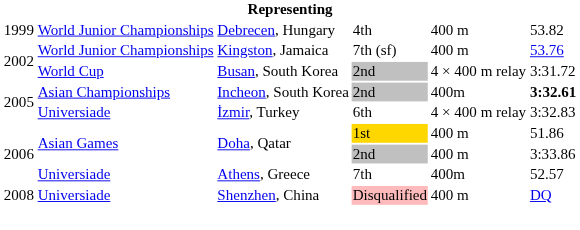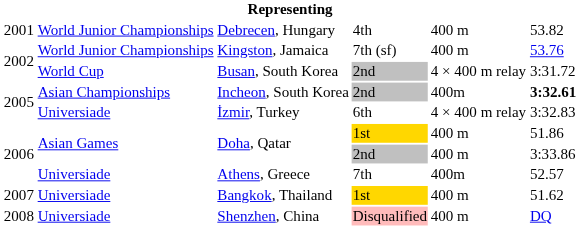(19, 29) 1999 -> (19, 29) 2001
+ row: (275, 195)
